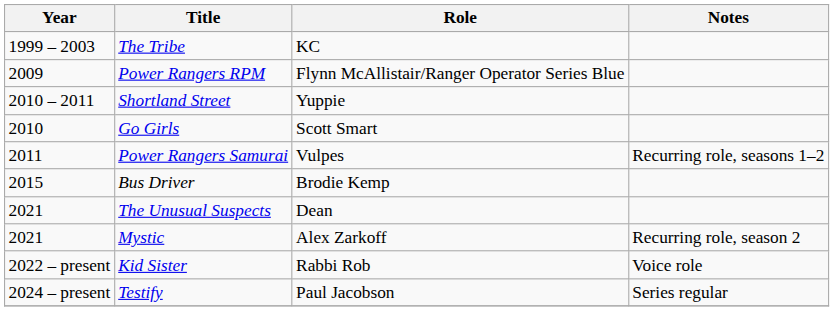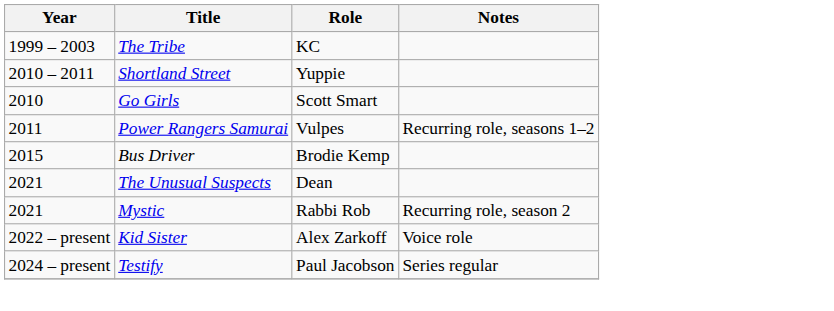- row: (192, 73)
(341, 237) Alex Zarkoff -> (333, 210) Rabbi Rob
(333, 264) Rabbi Rob -> (341, 237) Alex Zarkoff
